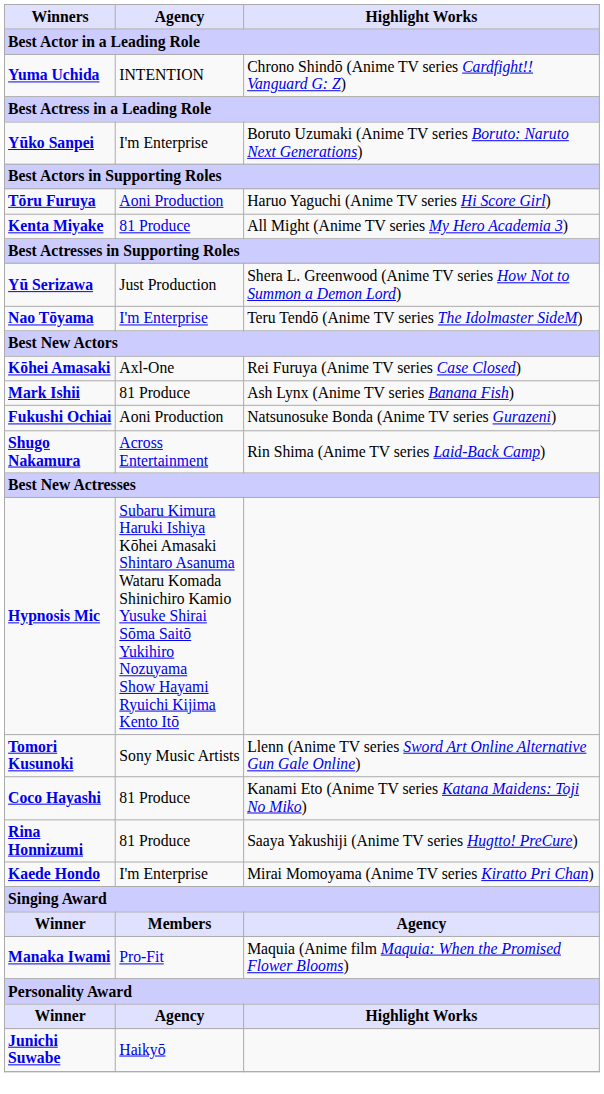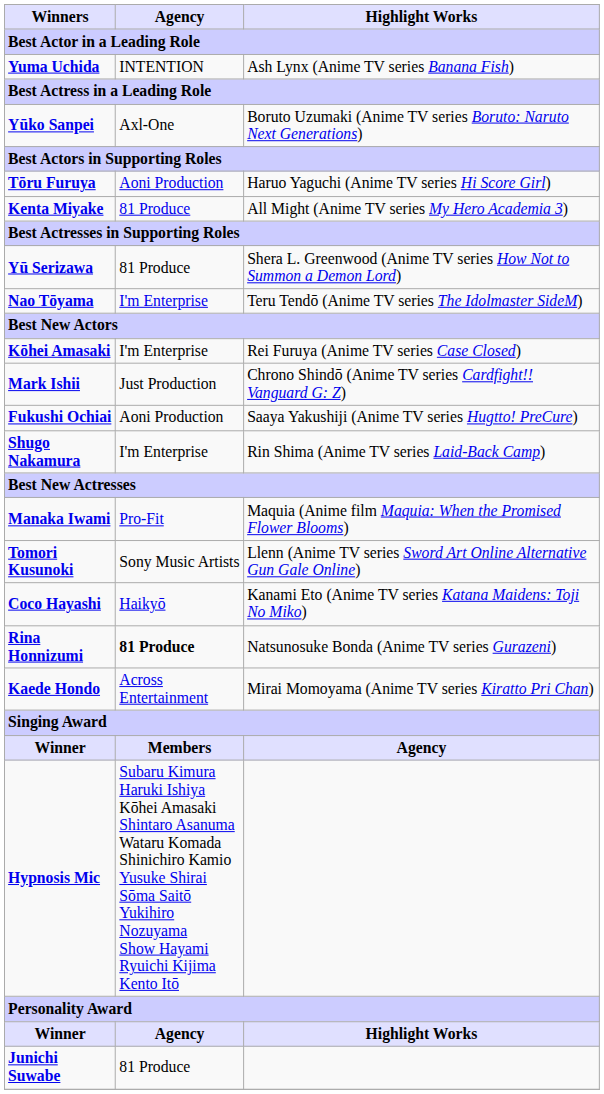(390, 75) Chrono Shindō (Anime TV series Cardfight!! Vanguard G: Z) -> (381, 66) Ash Lynx (Anime TV series Banana Fish)
(164, 142) I'm Enterprise -> (147, 125) Axl-One
(168, 284) Just Production -> (155, 267) 81 Produce
(147, 368) Axl-One -> (164, 350) I'm Enterprise
(155, 393) 81 Produce -> (168, 384) Just Production
(381, 393) Ash Lynx (Anime TV series Banana Fish) -> (390, 384) Chrono Shindō (Anime TV series Cardfight!! Vanguard G: Z)
(402, 417) Natsunosuke Bonda (Anime TV series Gurazeni) -> (412, 417) Saaya Yakushiji (Anime TV series Hugtto! PreCure)
(164, 451) Across Entertainment -> (164, 451) I'm Enterprise
rows swapped: (59, 957) <-> (54, 616)
(155, 798) 81 Produce -> (142, 604) Haikyō
(155, 840) normal -> (157, 646) bold
(412, 840) Saaya Yakushiji (Anime TV series Hugtto! PreCure) -> (402, 646) Natsunosuke Bonda (Anime TV series Gurazeni)
(164, 874) I'm Enterprise -> (164, 689) Across Entertainment
(142, 1049) Haikyō -> (155, 1067) 81 Produce
